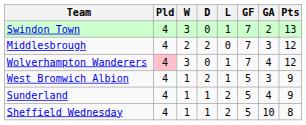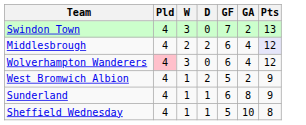- column: (228, 13)
(248, 46) 7 -> (228, 46) 6
(269, 46) 3 -> (248, 46) 4
(290, 46) no background -> (270, 46) lavender background
(248, 62) 7 -> (228, 62) 6
(269, 79) 3 -> (248, 79) 2
(248, 95) 5 -> (228, 95) 6
(269, 95) 4 -> (248, 95) 8
